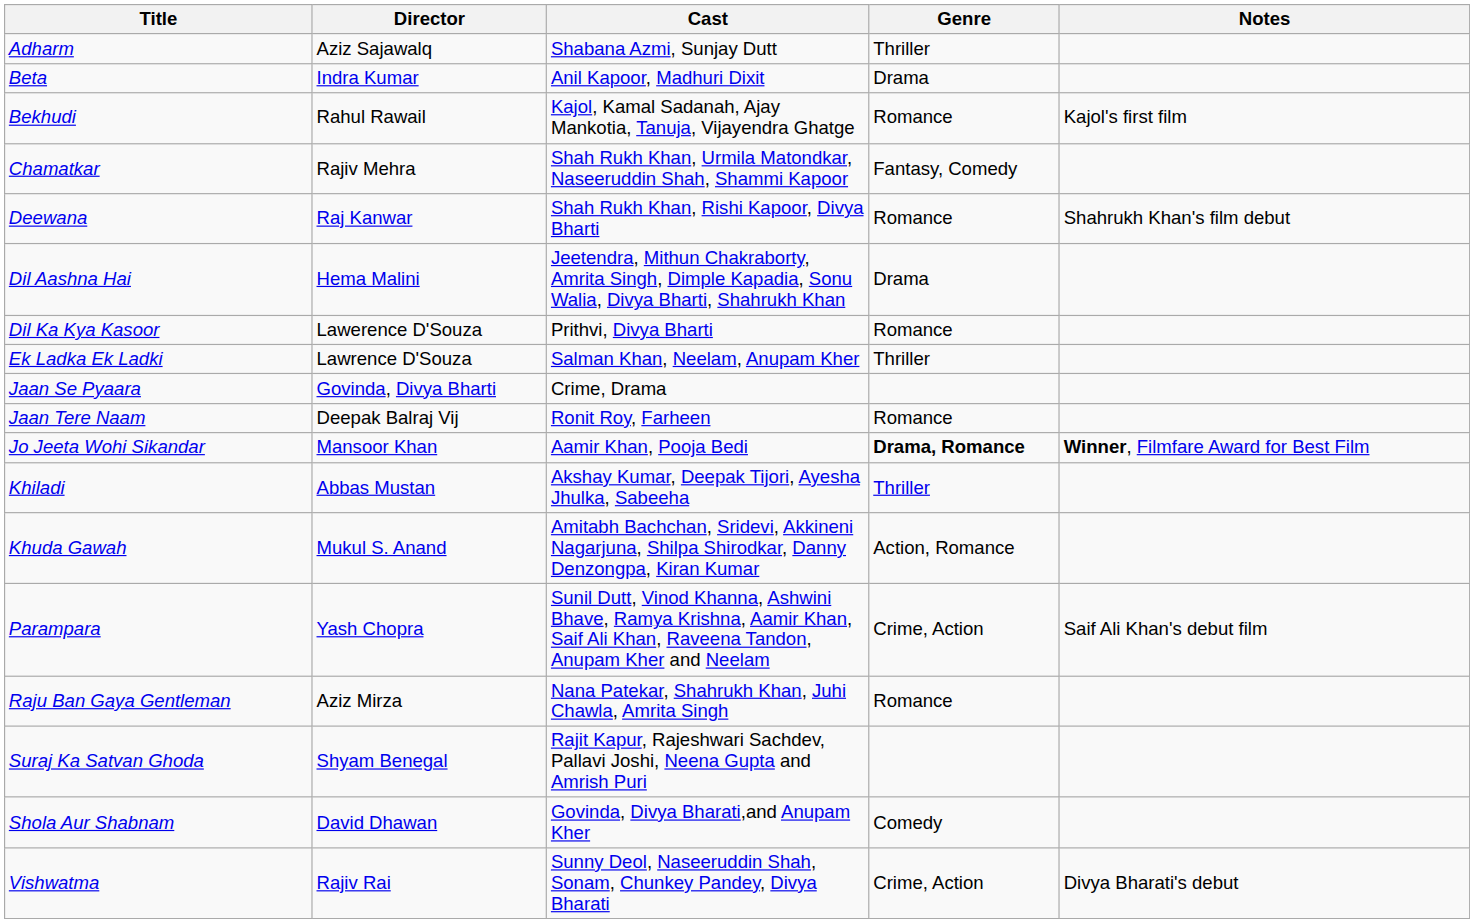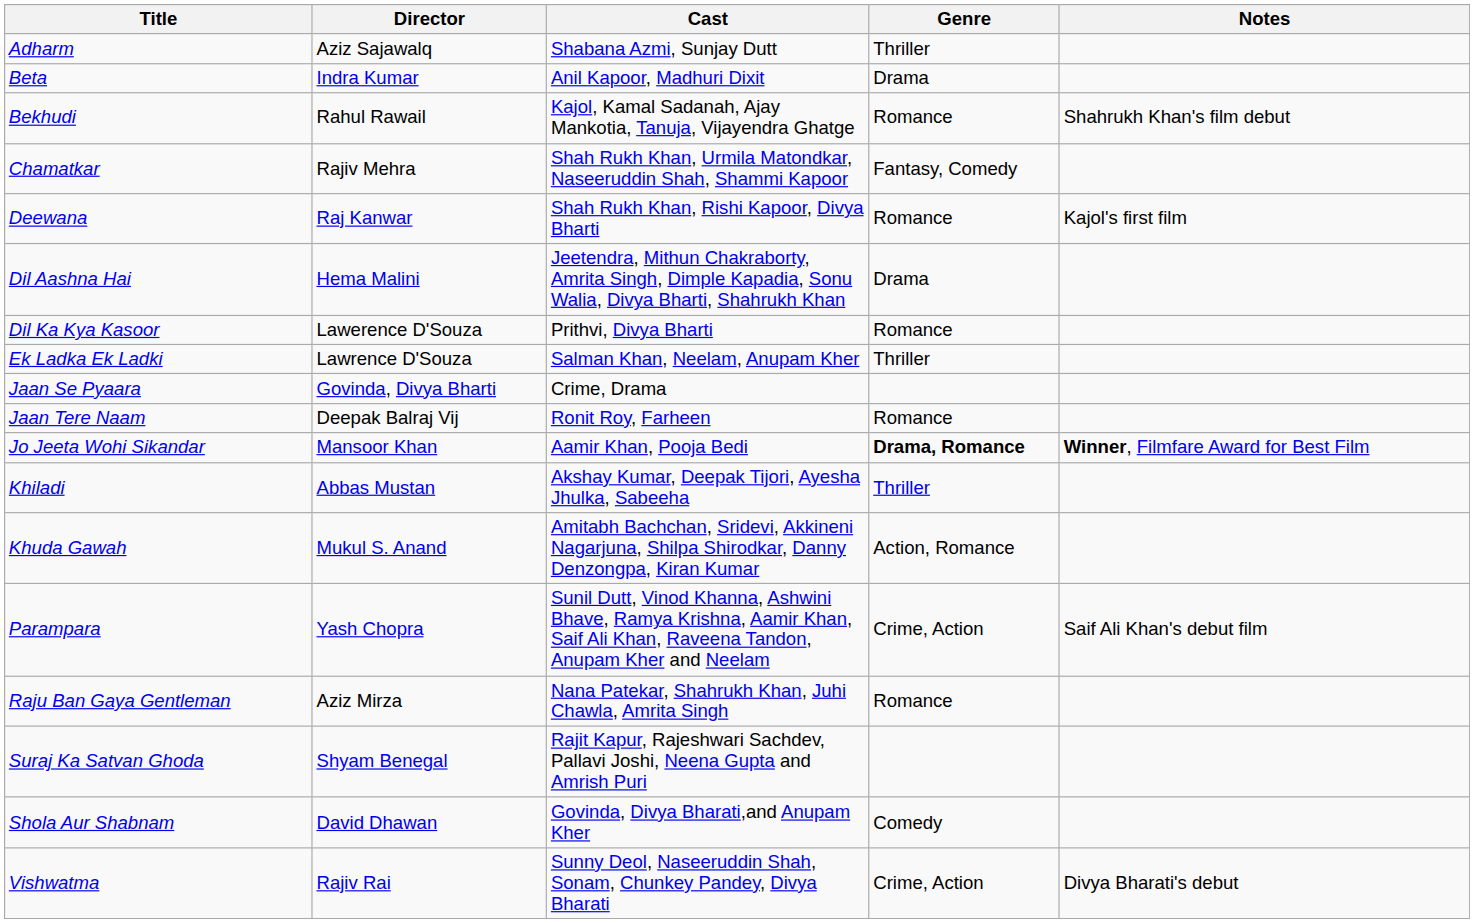(1125, 117) Kajol's first film -> (1177, 117) Shahrukh Khan's film debut
(1177, 218) Shahrukh Khan's film debut -> (1125, 218) Kajol's first film
